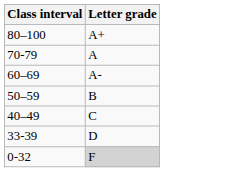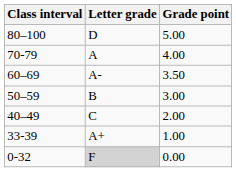+ column: (196, 14)
(97, 34) A+ -> (93, 34) D
(93, 136) D -> (97, 136) A+
